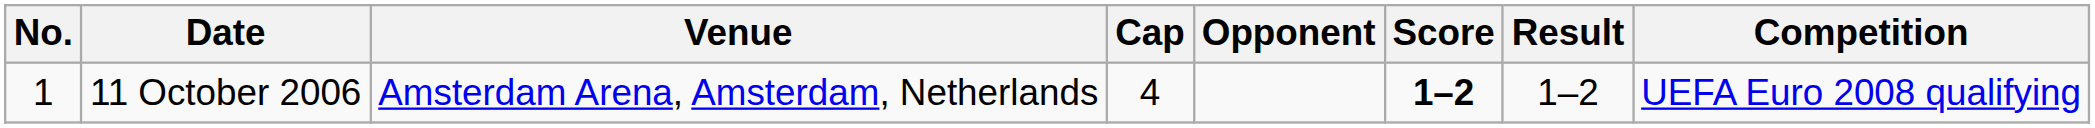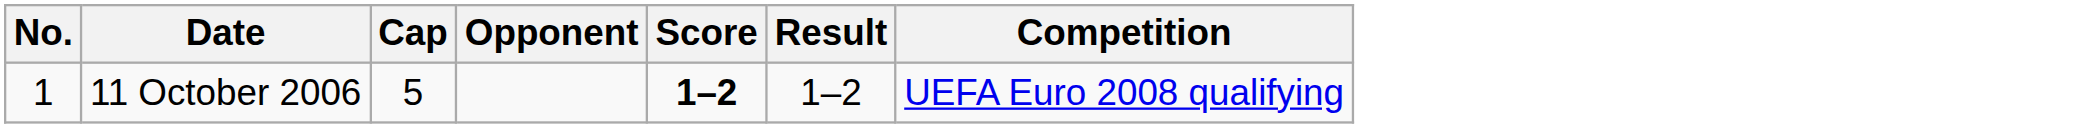- column: (738, 33)
(1150, 92) 4 -> (413, 92) 5
